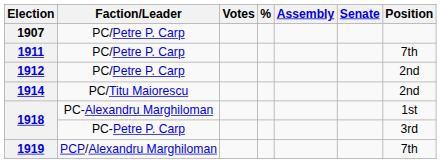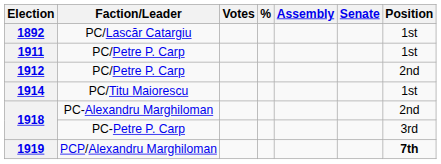+ row: (31, 33)
- row: (31, 33)
(409, 52) 7th -> (409, 52) 1st
(409, 91) 2nd -> (409, 91) 1st
(409, 110) 1st -> (409, 110) 2nd
(409, 149) normal -> (409, 149) bold
